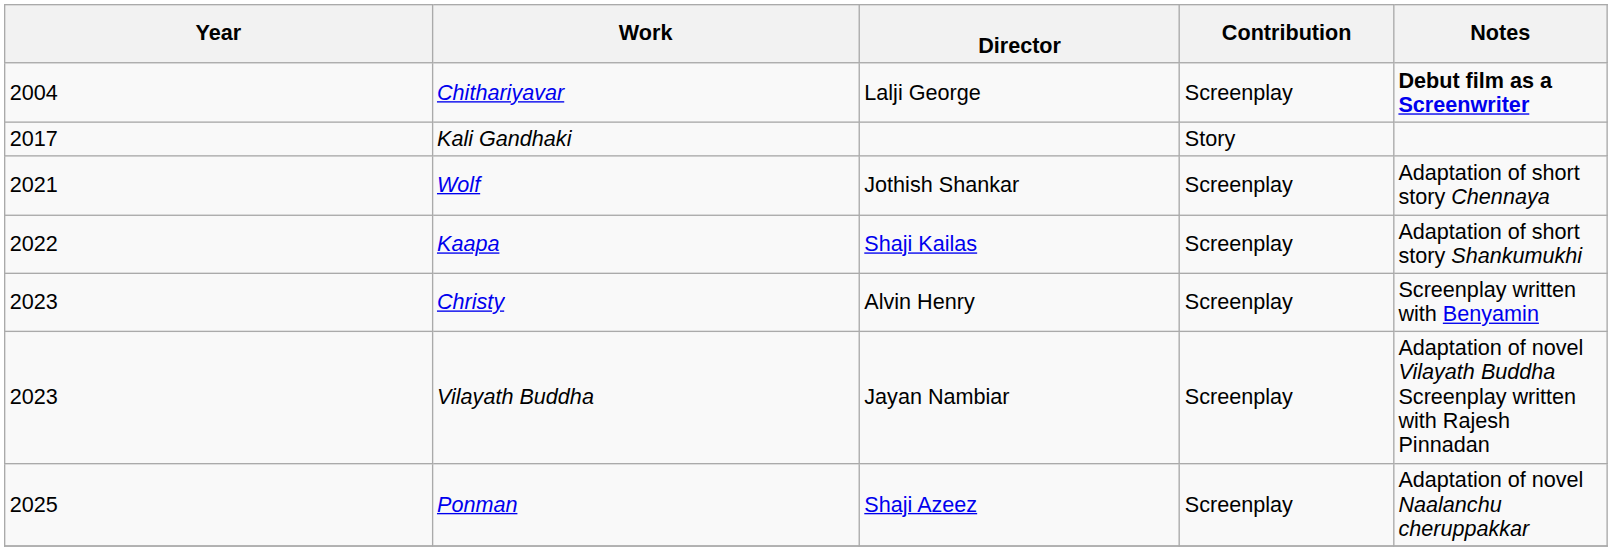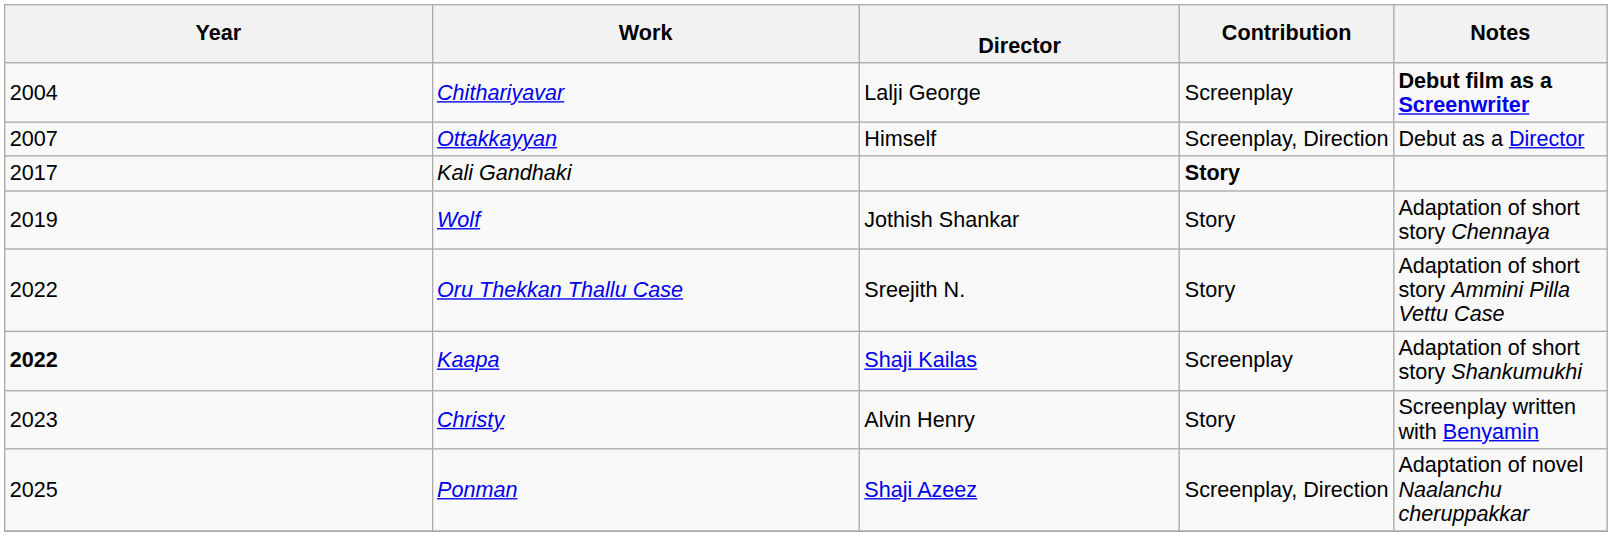+ row: (497, 138)
(1210, 138) normal -> (1212, 172) bold
(34, 185) 2021 -> (34, 219) 2019
(1239, 185) Screenplay -> (1210, 219) Story
+ row: (560, 290)
(34, 243) normal -> (34, 360) bold
(1239, 302) Screenplay -> (1210, 419) Story
- row: (515, 397)
(1239, 504) Screenplay -> (1287, 490) Screenplay, Direction
